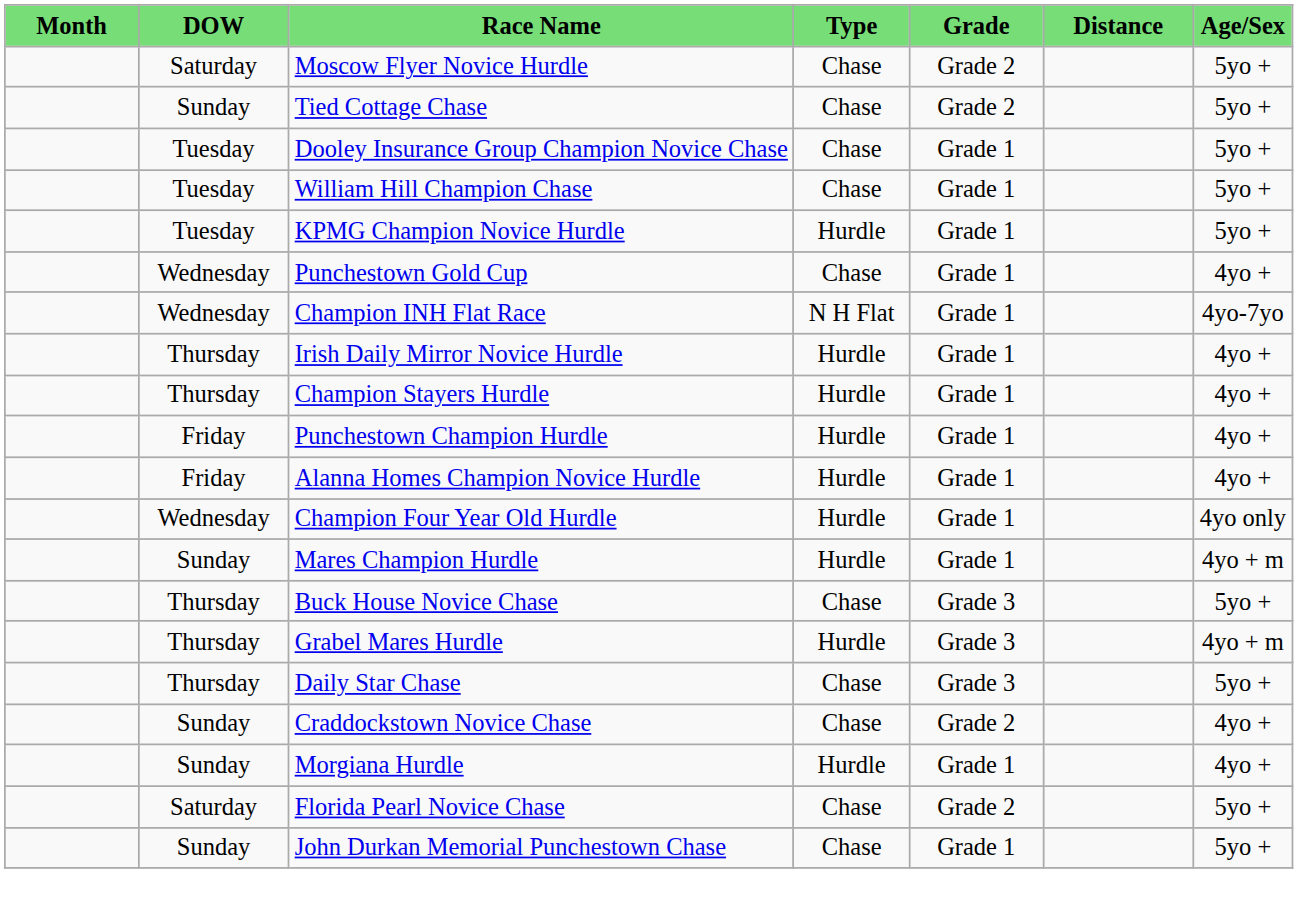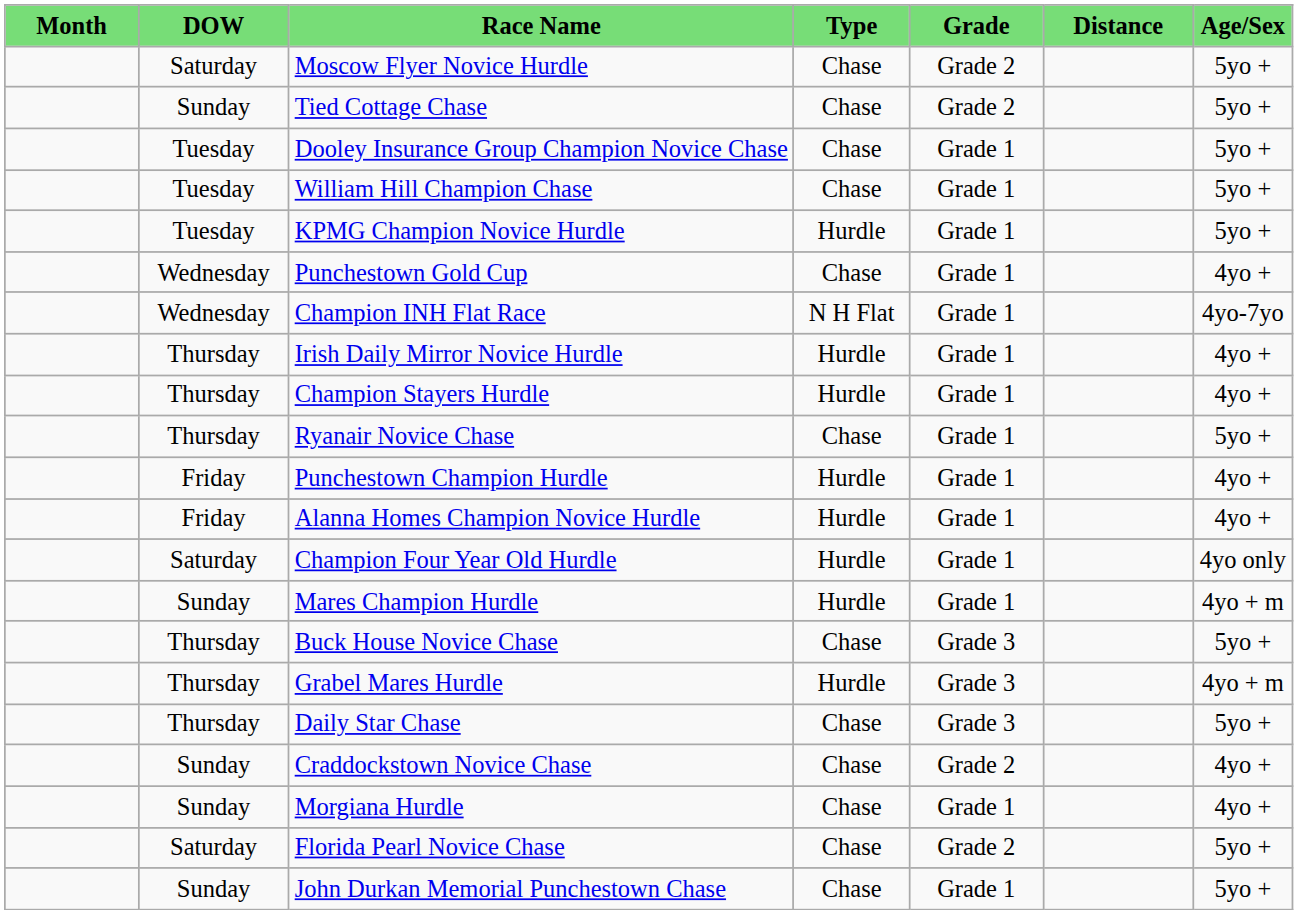+ row: (404, 436)
(214, 518) Wednesday -> (214, 559) Saturday
(852, 765) Hurdle -> (852, 806) Chase
